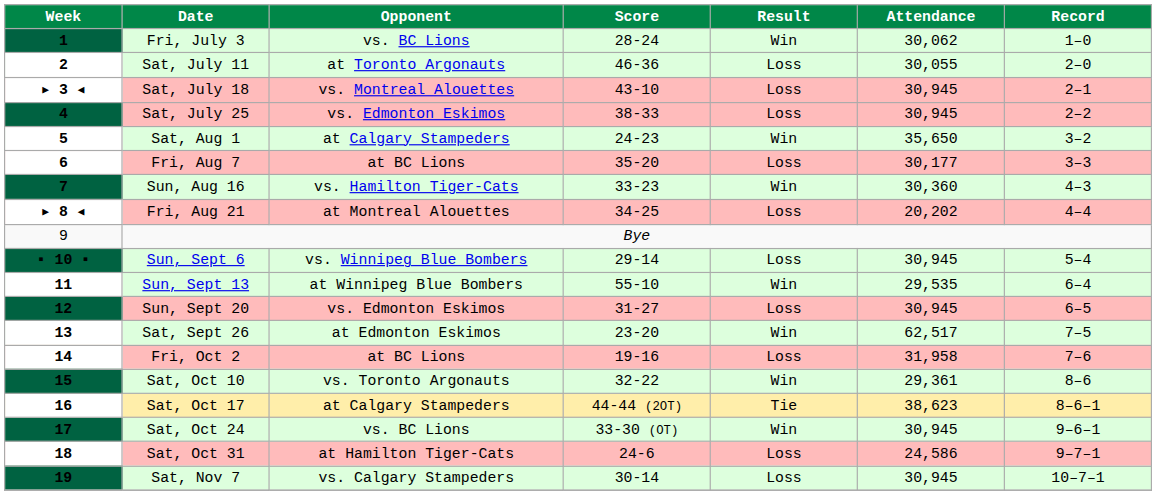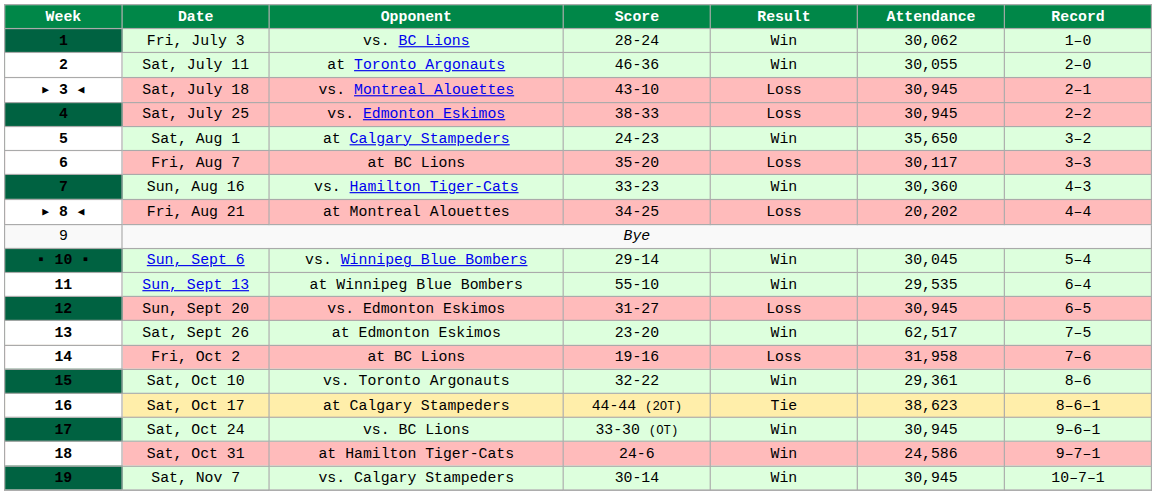(784, 65) Loss -> (784, 65) Win
(931, 163) 30,177 -> (931, 163) 30,117
(784, 260) Loss -> (784, 260) Win
(931, 260) 30,945 -> (931, 260) 30,045
(784, 454) Loss -> (784, 454) Win
(784, 478) Loss -> (784, 478) Win
